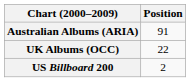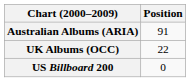(163, 67) 2 -> (163, 67) 0
